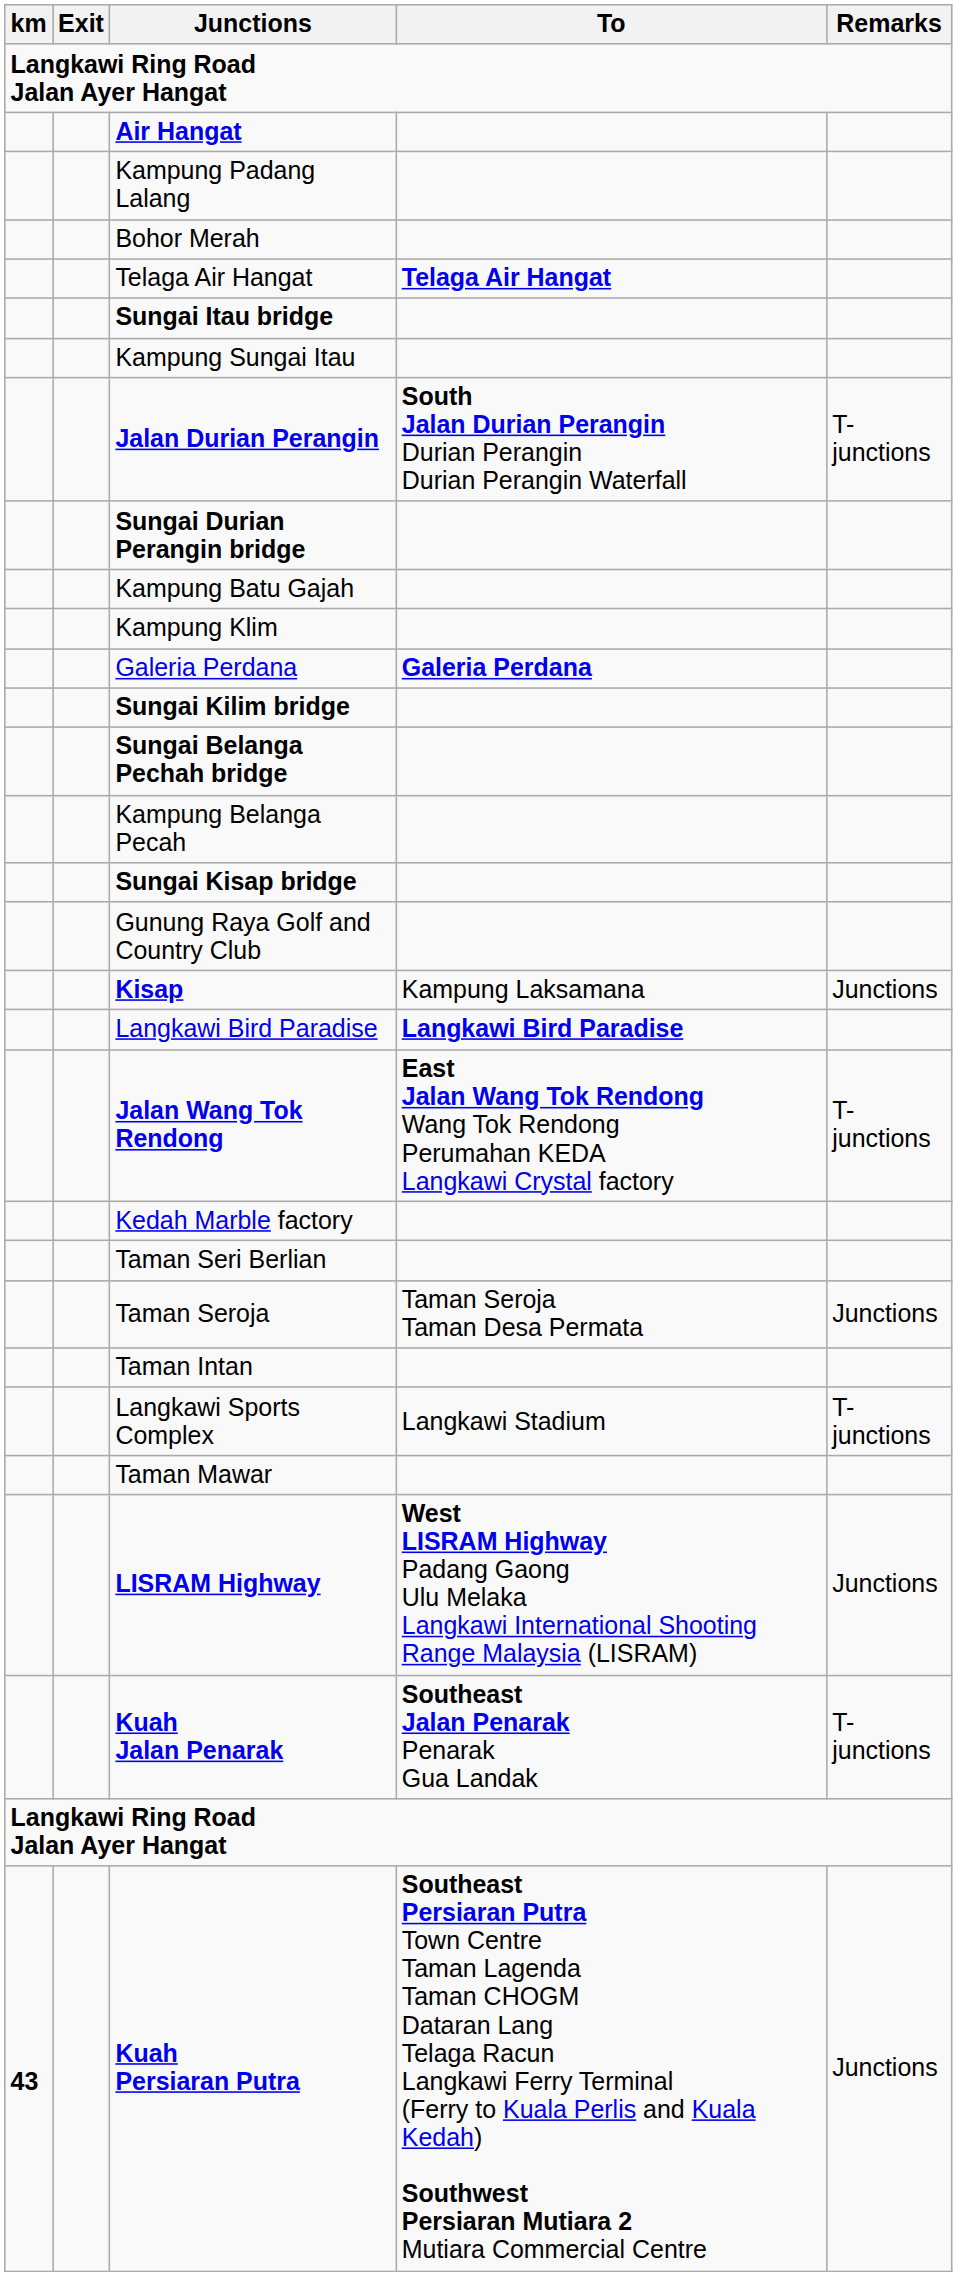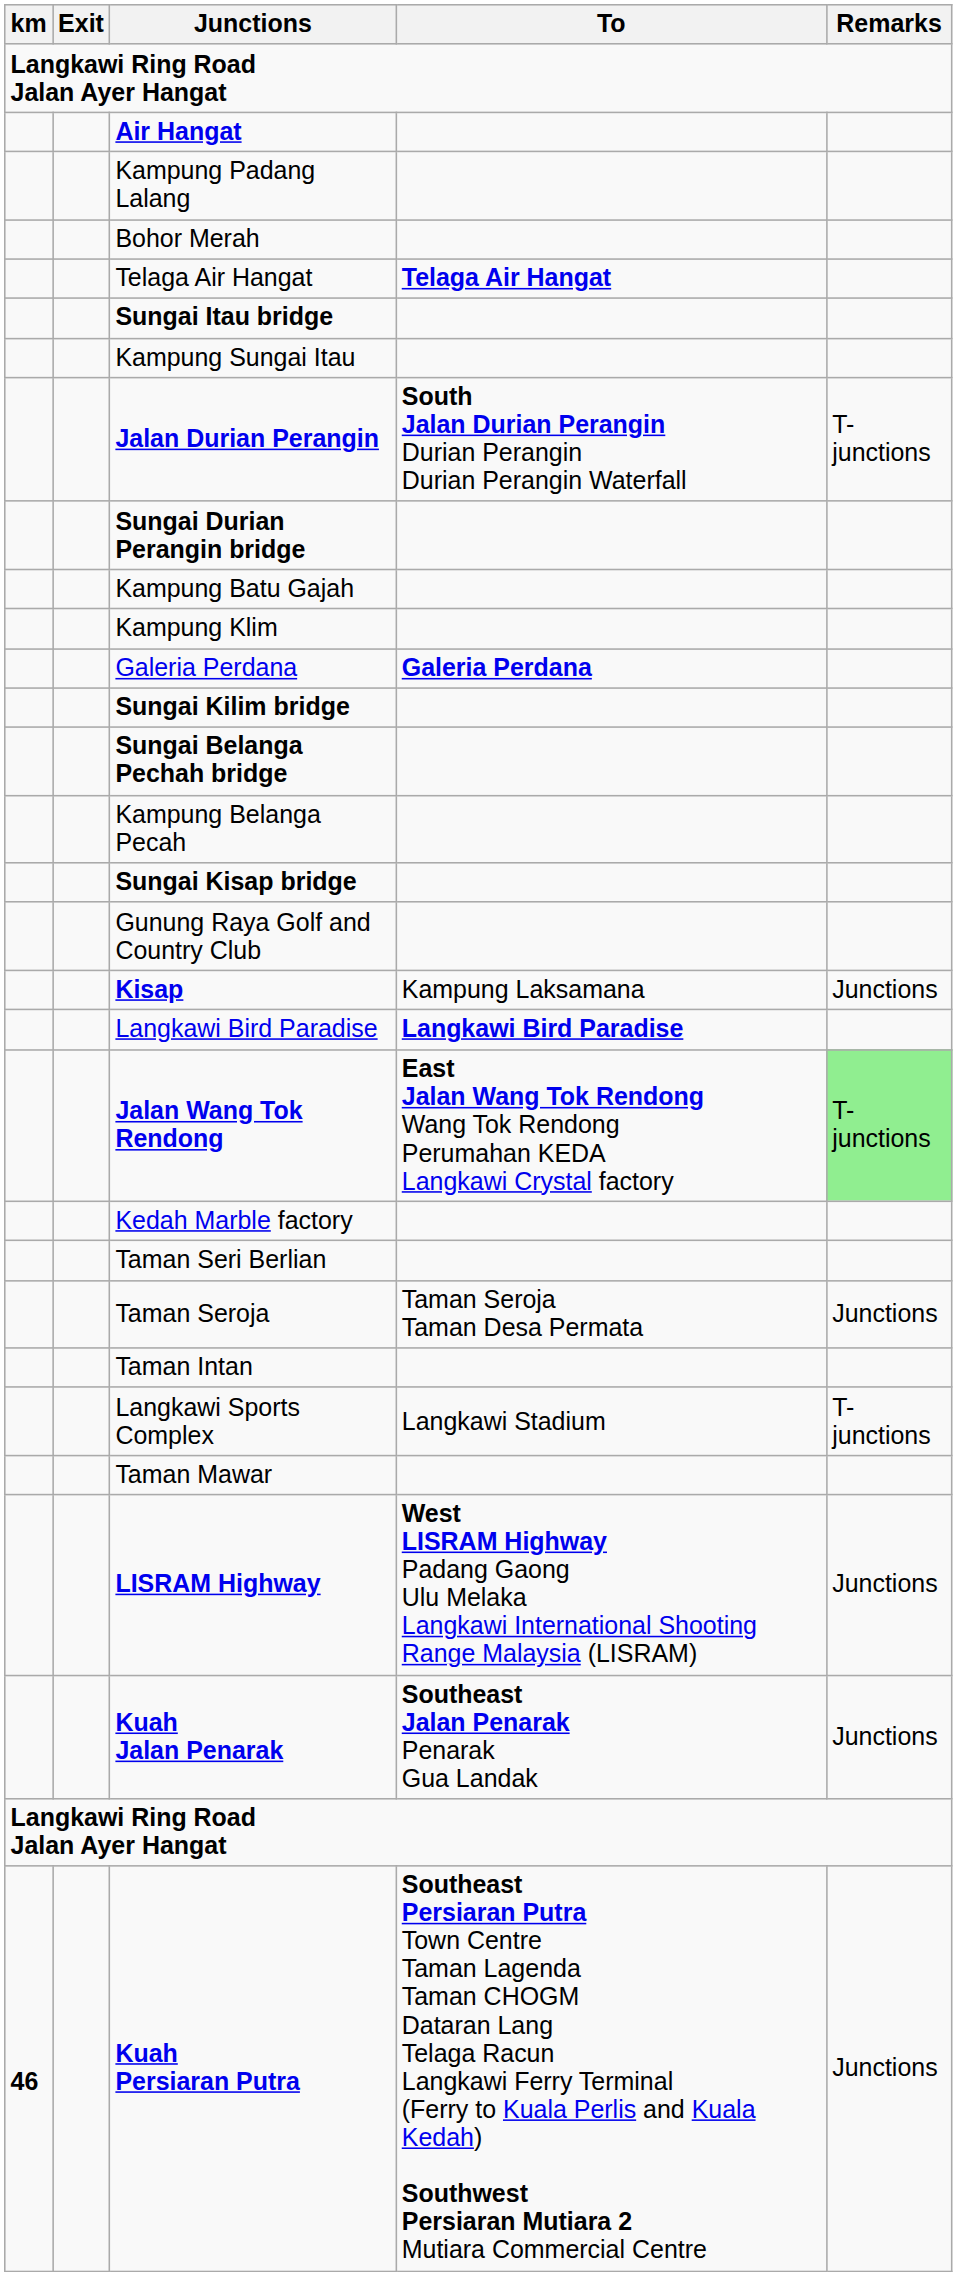(881, 1124) no background -> (881, 1124) lightgreen background
(881, 1736) T-junctions -> (885, 1736) Junctions
(24, 2082) 43 -> (24, 2082) 46
